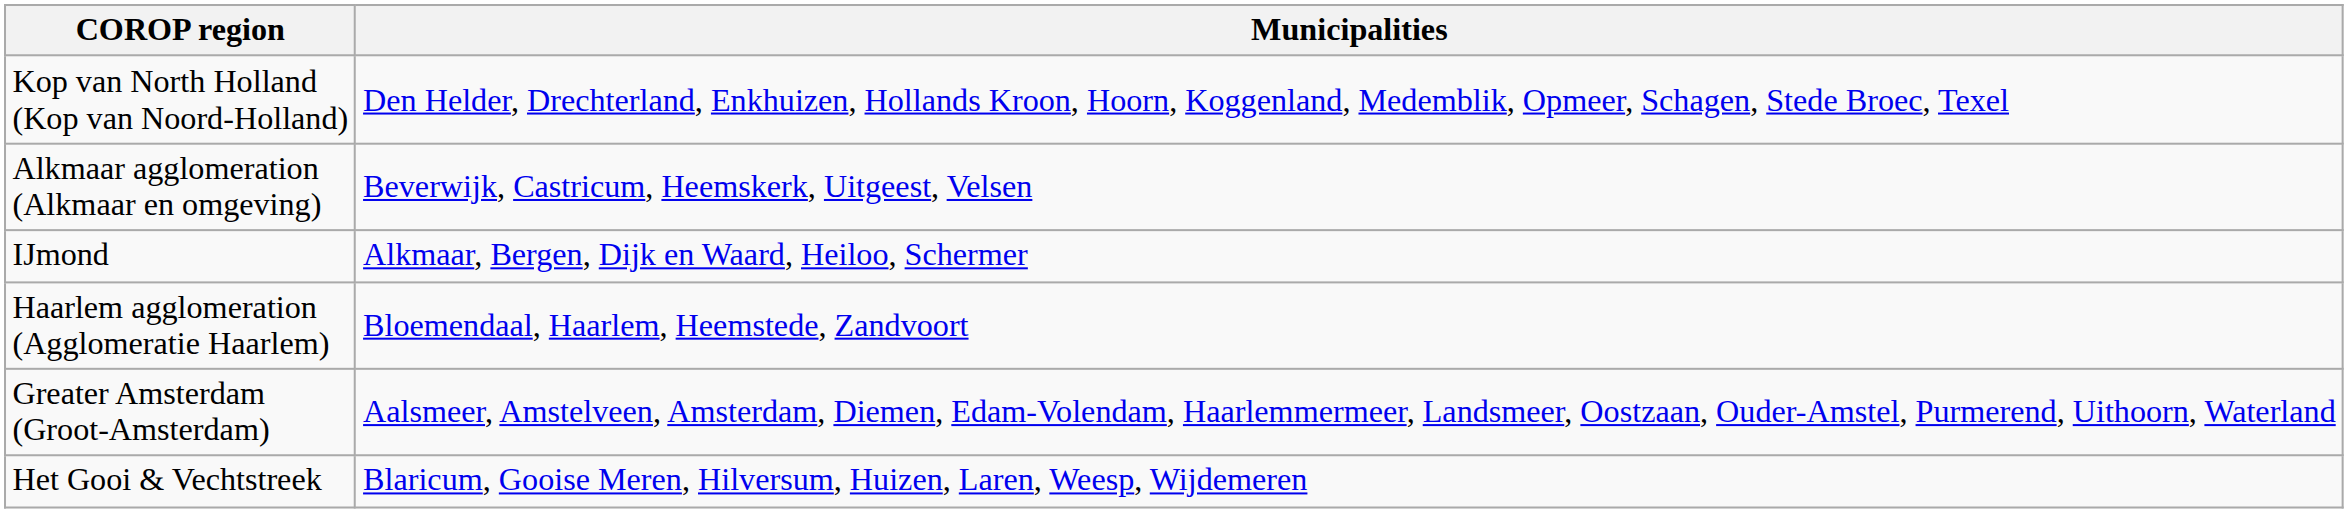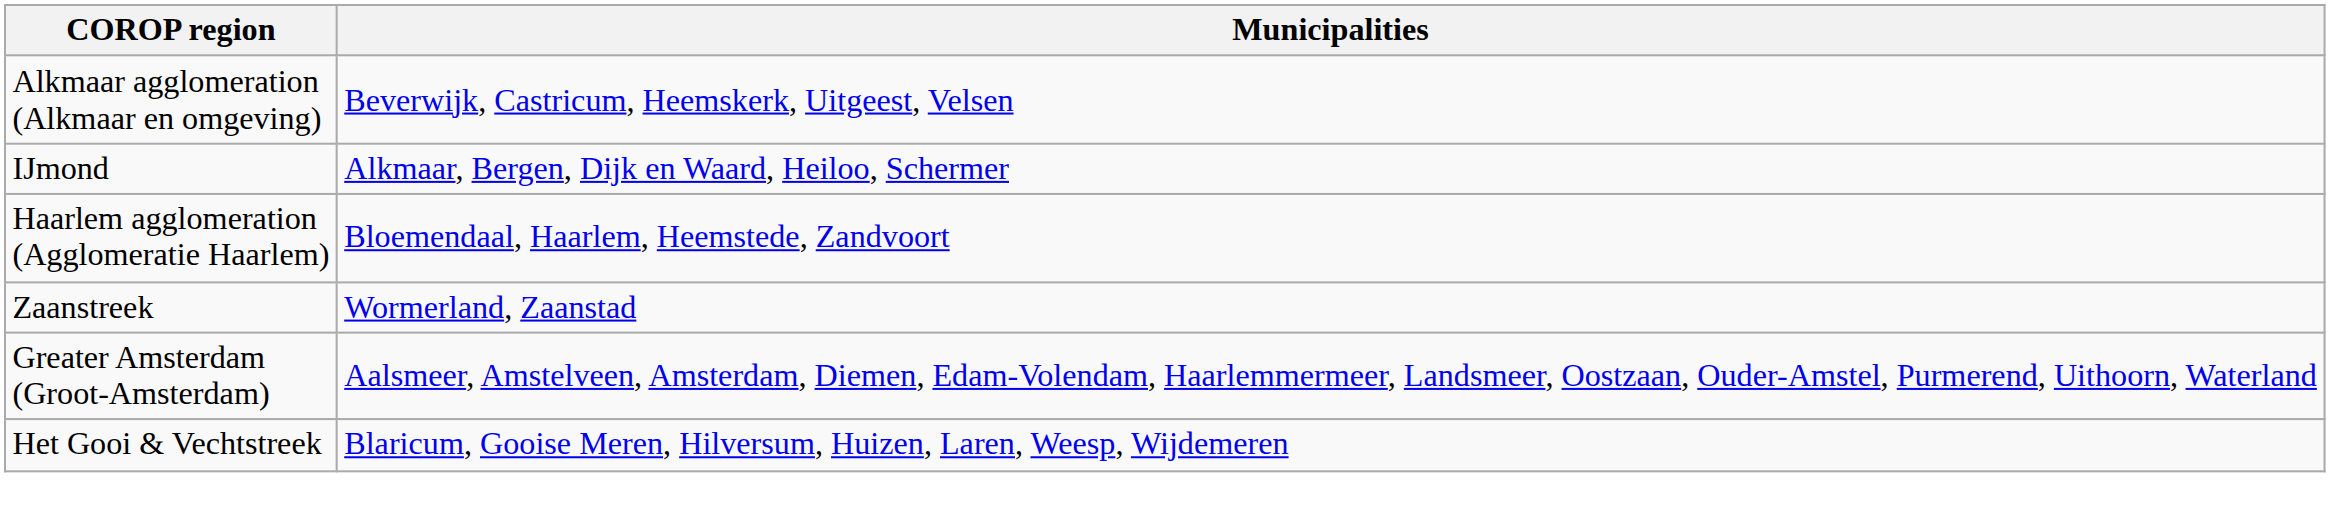- row: (180, 99)
+ row: (83, 306)
